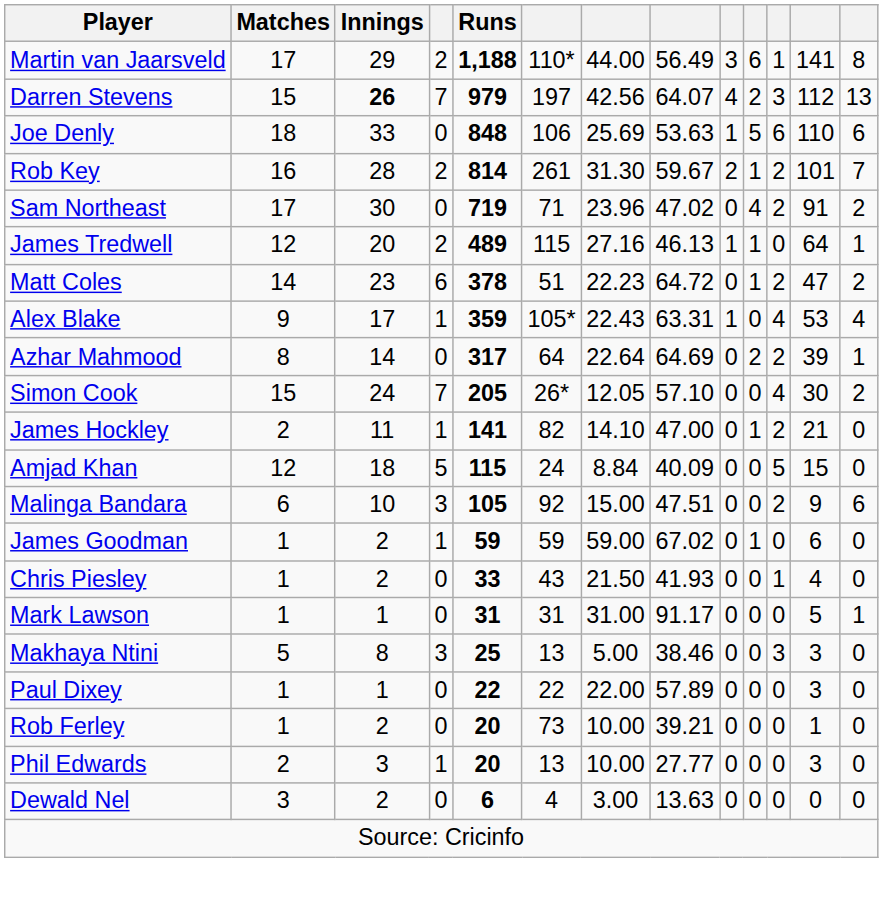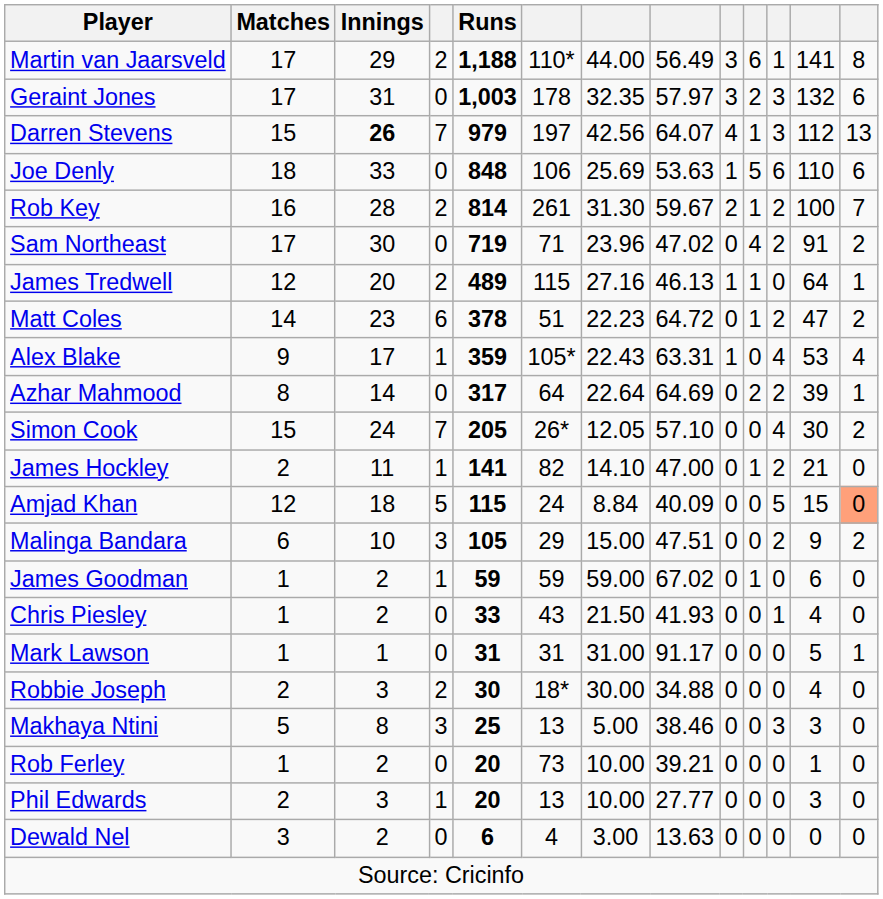+ row: (83, 97)
(755, 97) 2 -> (755, 134) 1
(816, 171) 101 -> (816, 208) 100
(859, 467) no background -> (859, 504) lightsalmon background
(552, 504) 92 -> (552, 541) 29
(859, 504) 6 -> (859, 541) 2
+ row: (88, 689)
- row: (66, 689)
